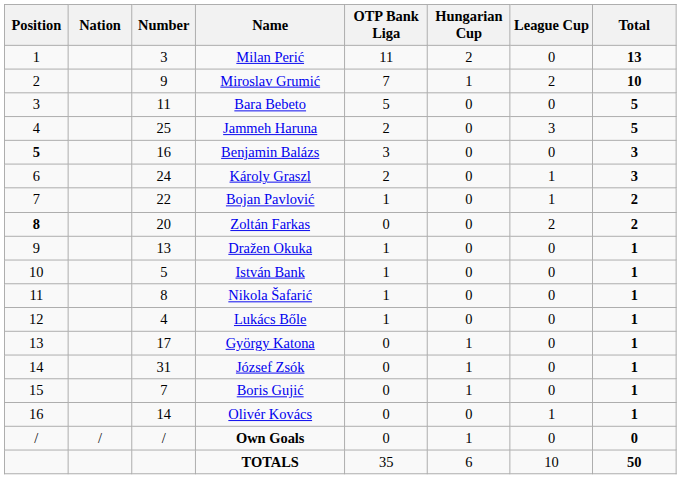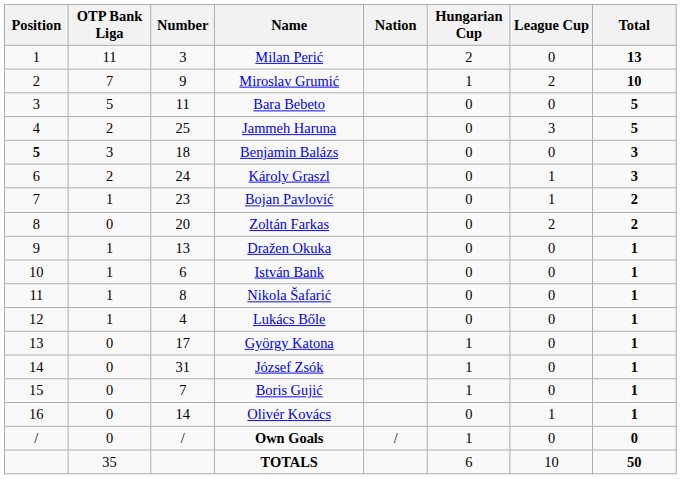columns swapped: (100, 25) <-> (386, 25)
(164, 152) 16 -> (183, 152) 18
(164, 200) 22 -> (183, 200) 23
(36, 224) bold -> (36, 224) normal
(164, 271) 5 -> (183, 271) 6
